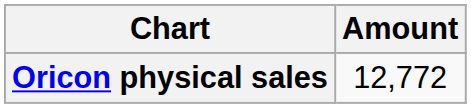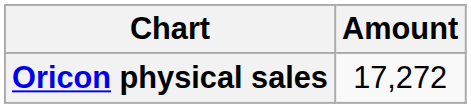(400, 77) 12,772 -> (400, 77) 17,272
